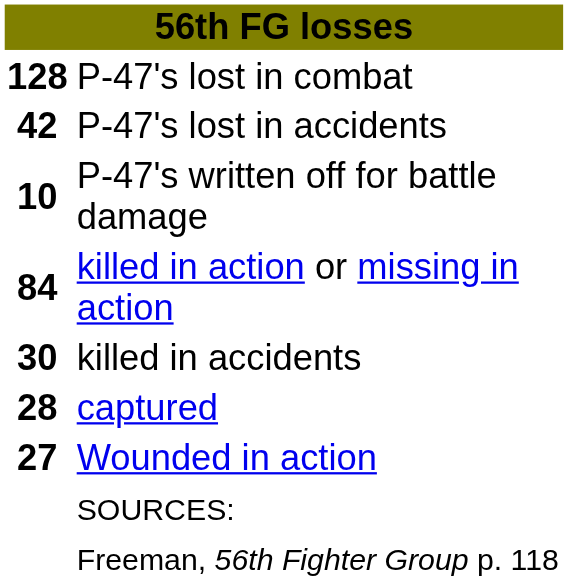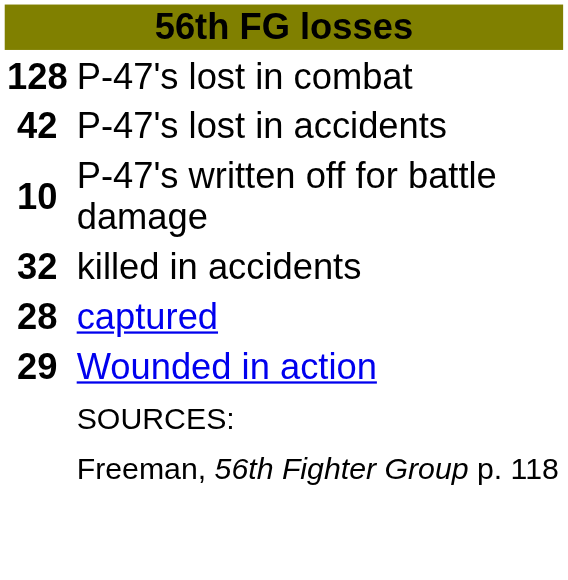- row: (298, 287)
(37, 358) 30 -> (37, 267) 32
(37, 457) 27 -> (37, 367) 29
